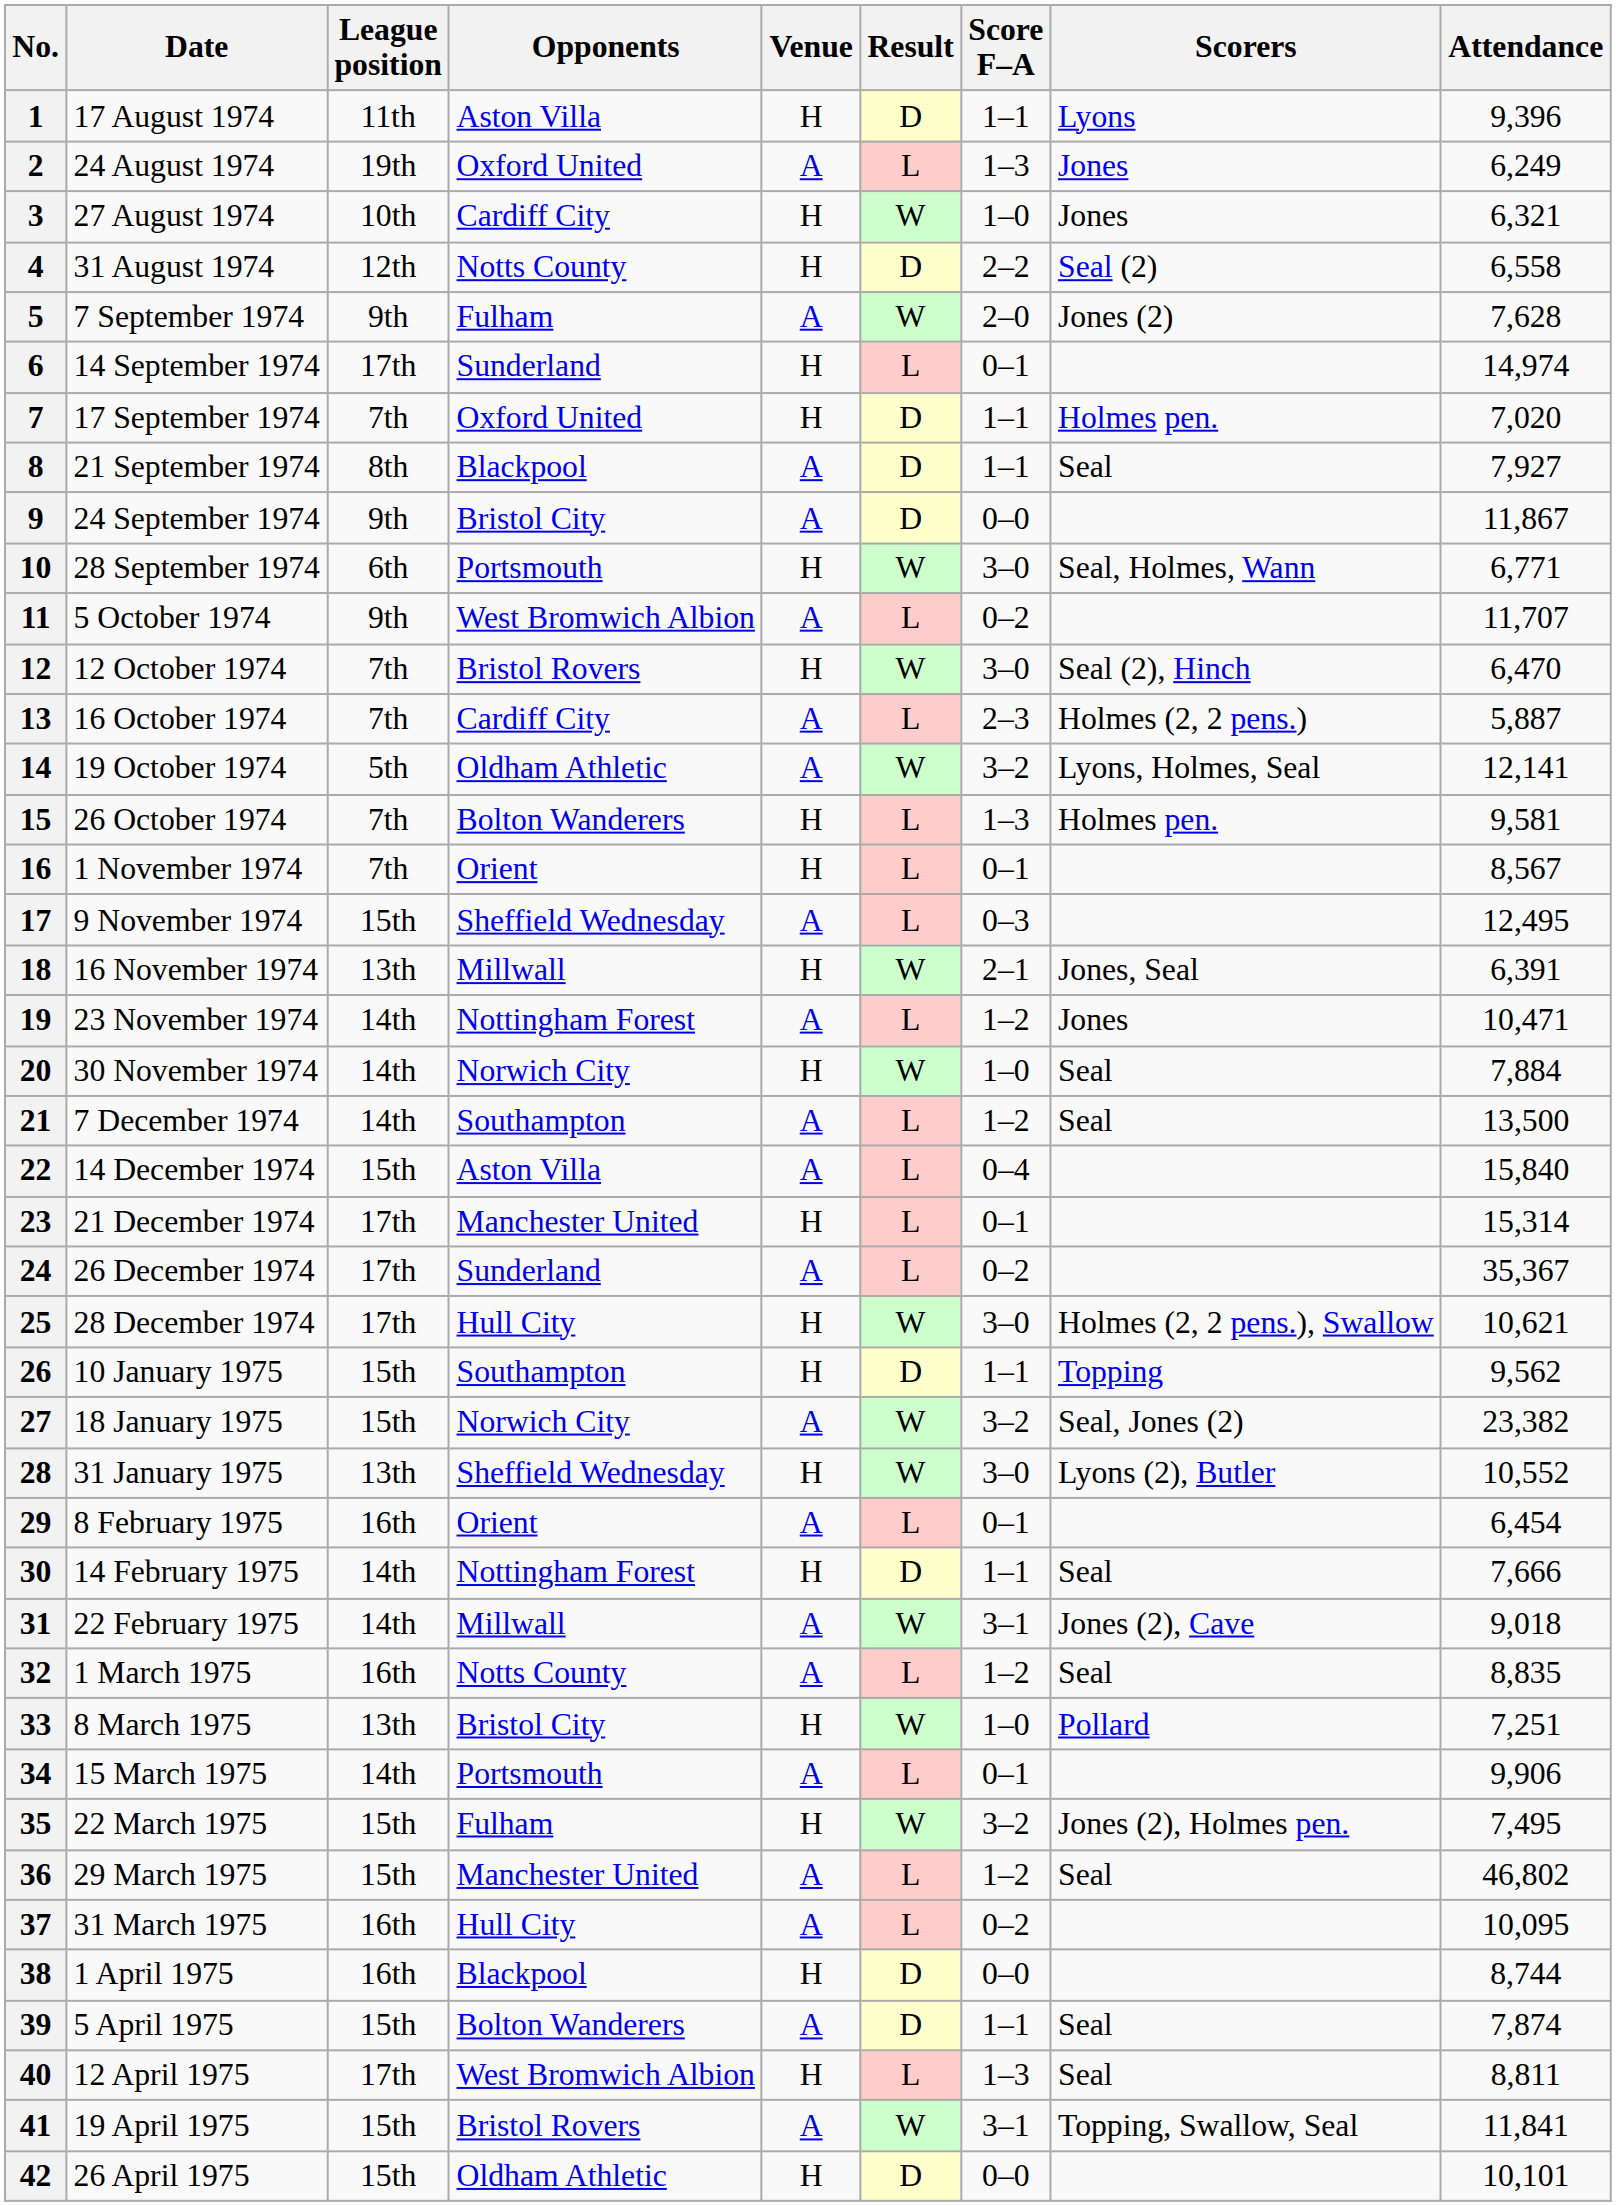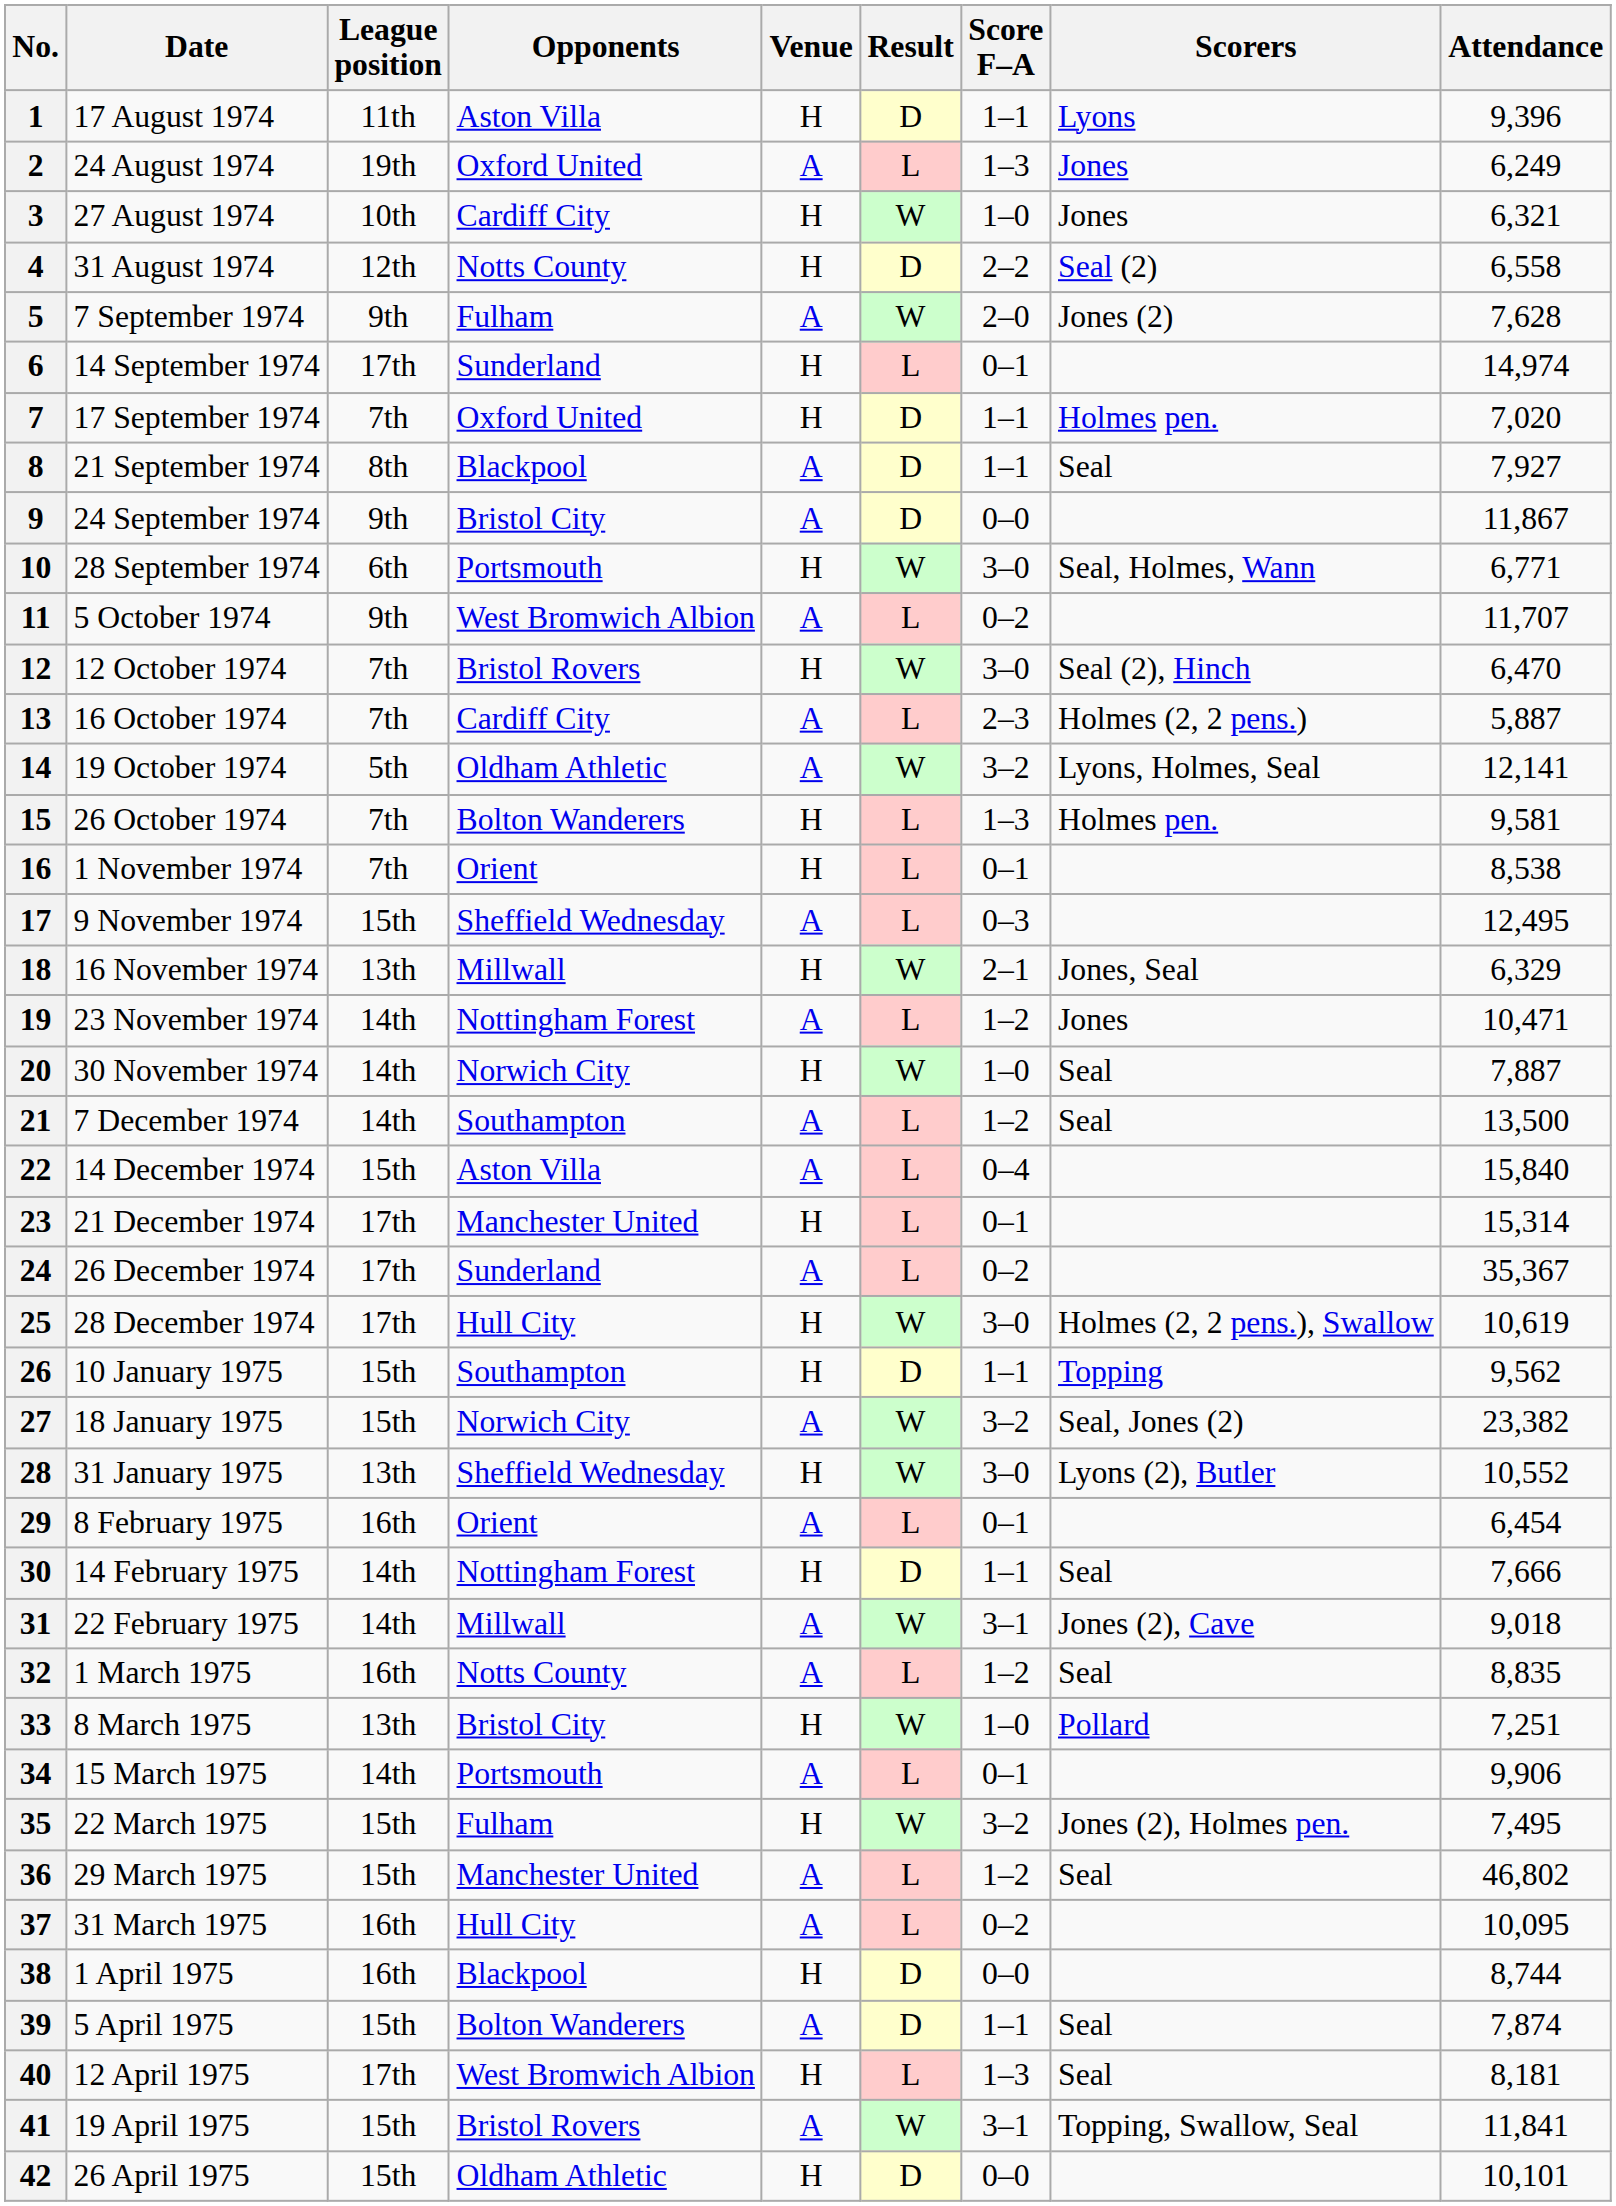(1526, 869) 8,567 -> (1526, 869) 8,538
(1526, 969) 6,391 -> (1526, 969) 6,329
(1526, 1070) 7,884 -> (1526, 1070) 7,887
(1526, 1321) 10,621 -> (1526, 1321) 10,619
(1526, 2074) 8,811 -> (1526, 2074) 8,181
